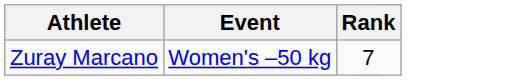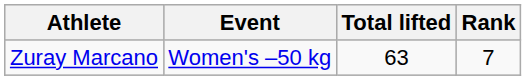+ column: (396, 23)
